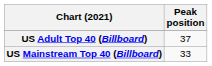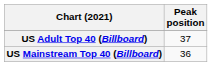(185, 54) 33 -> (185, 54) 36
